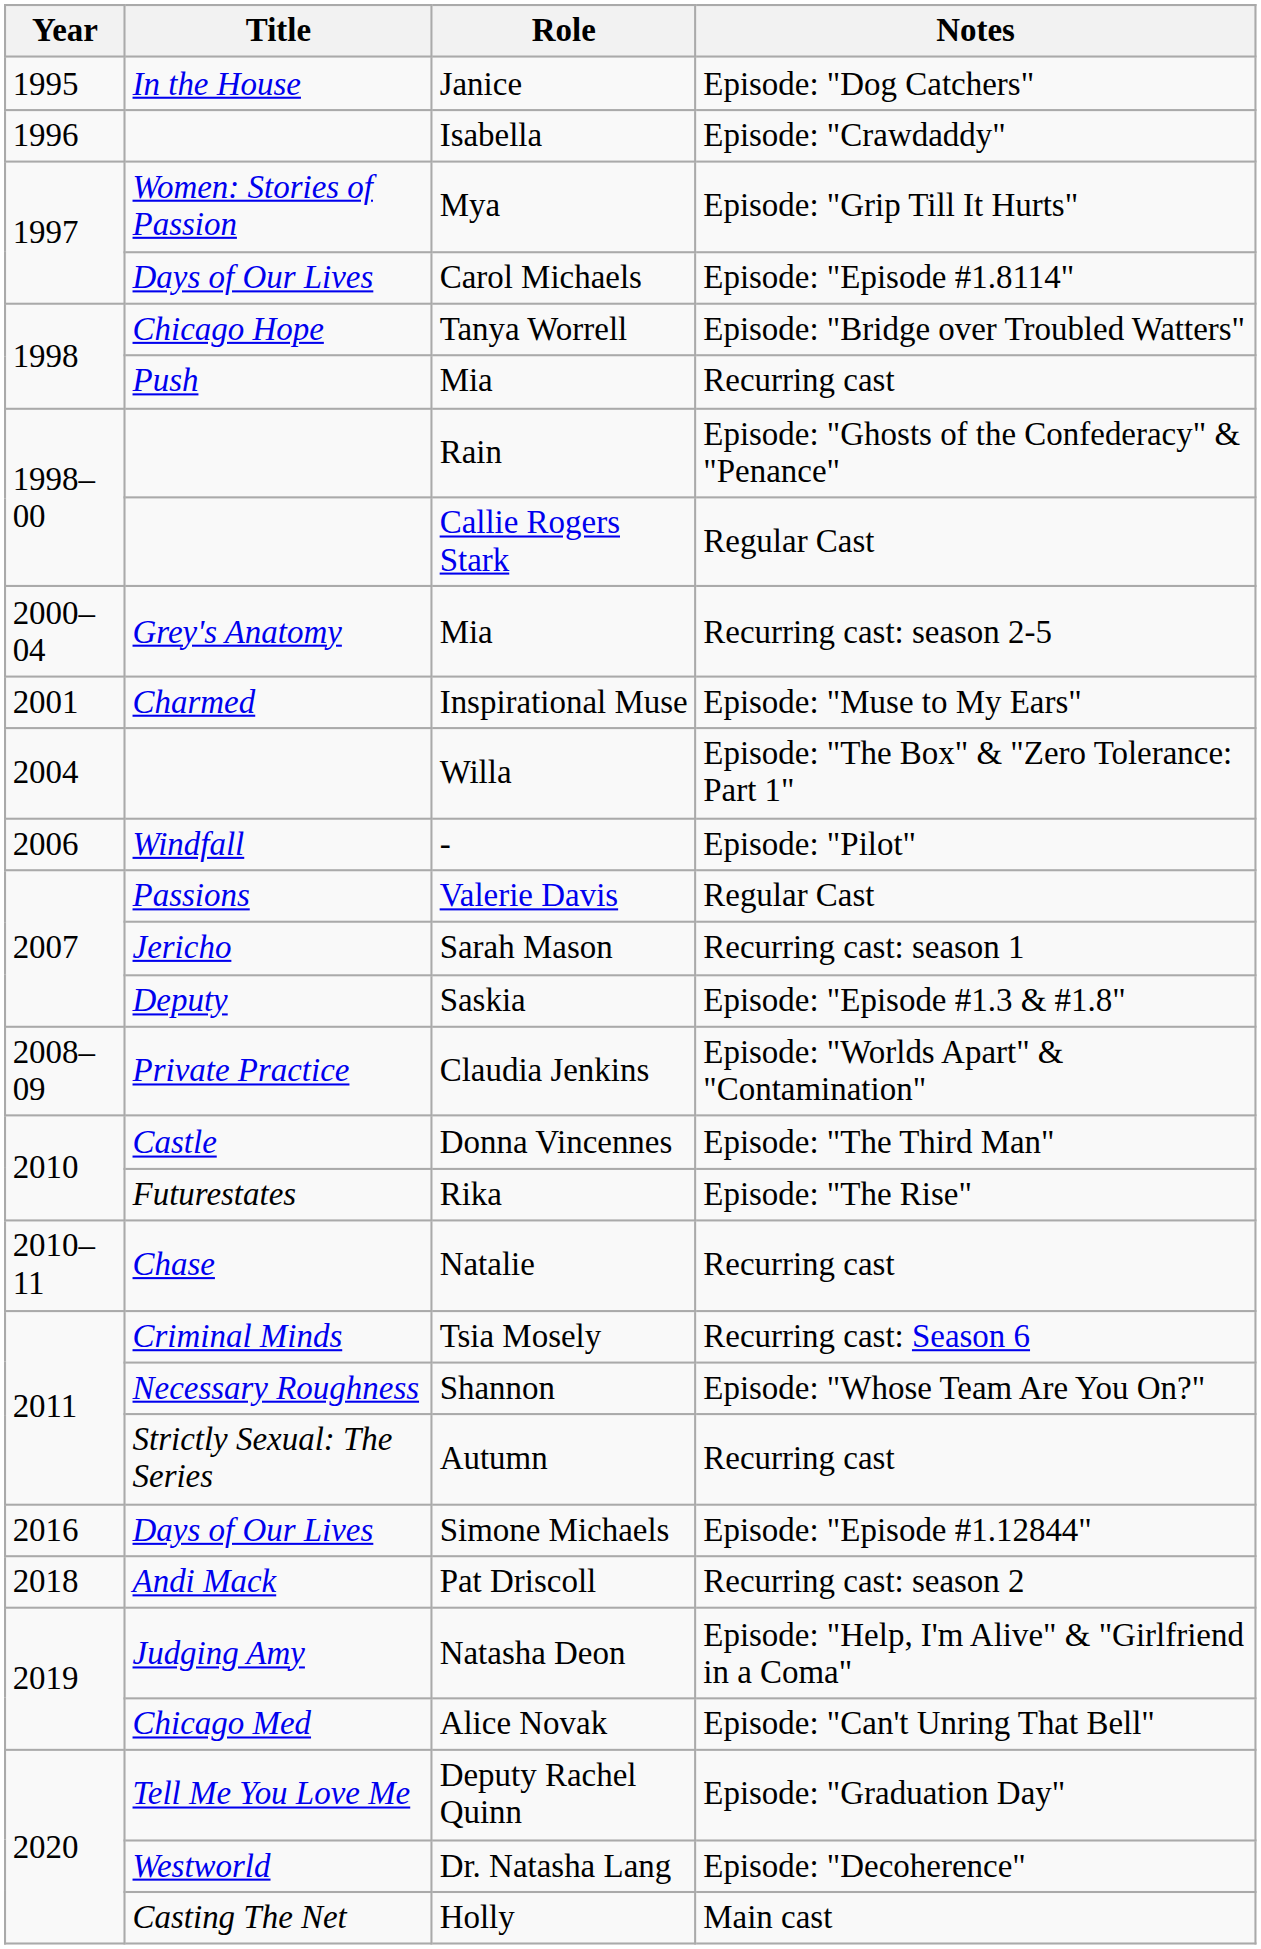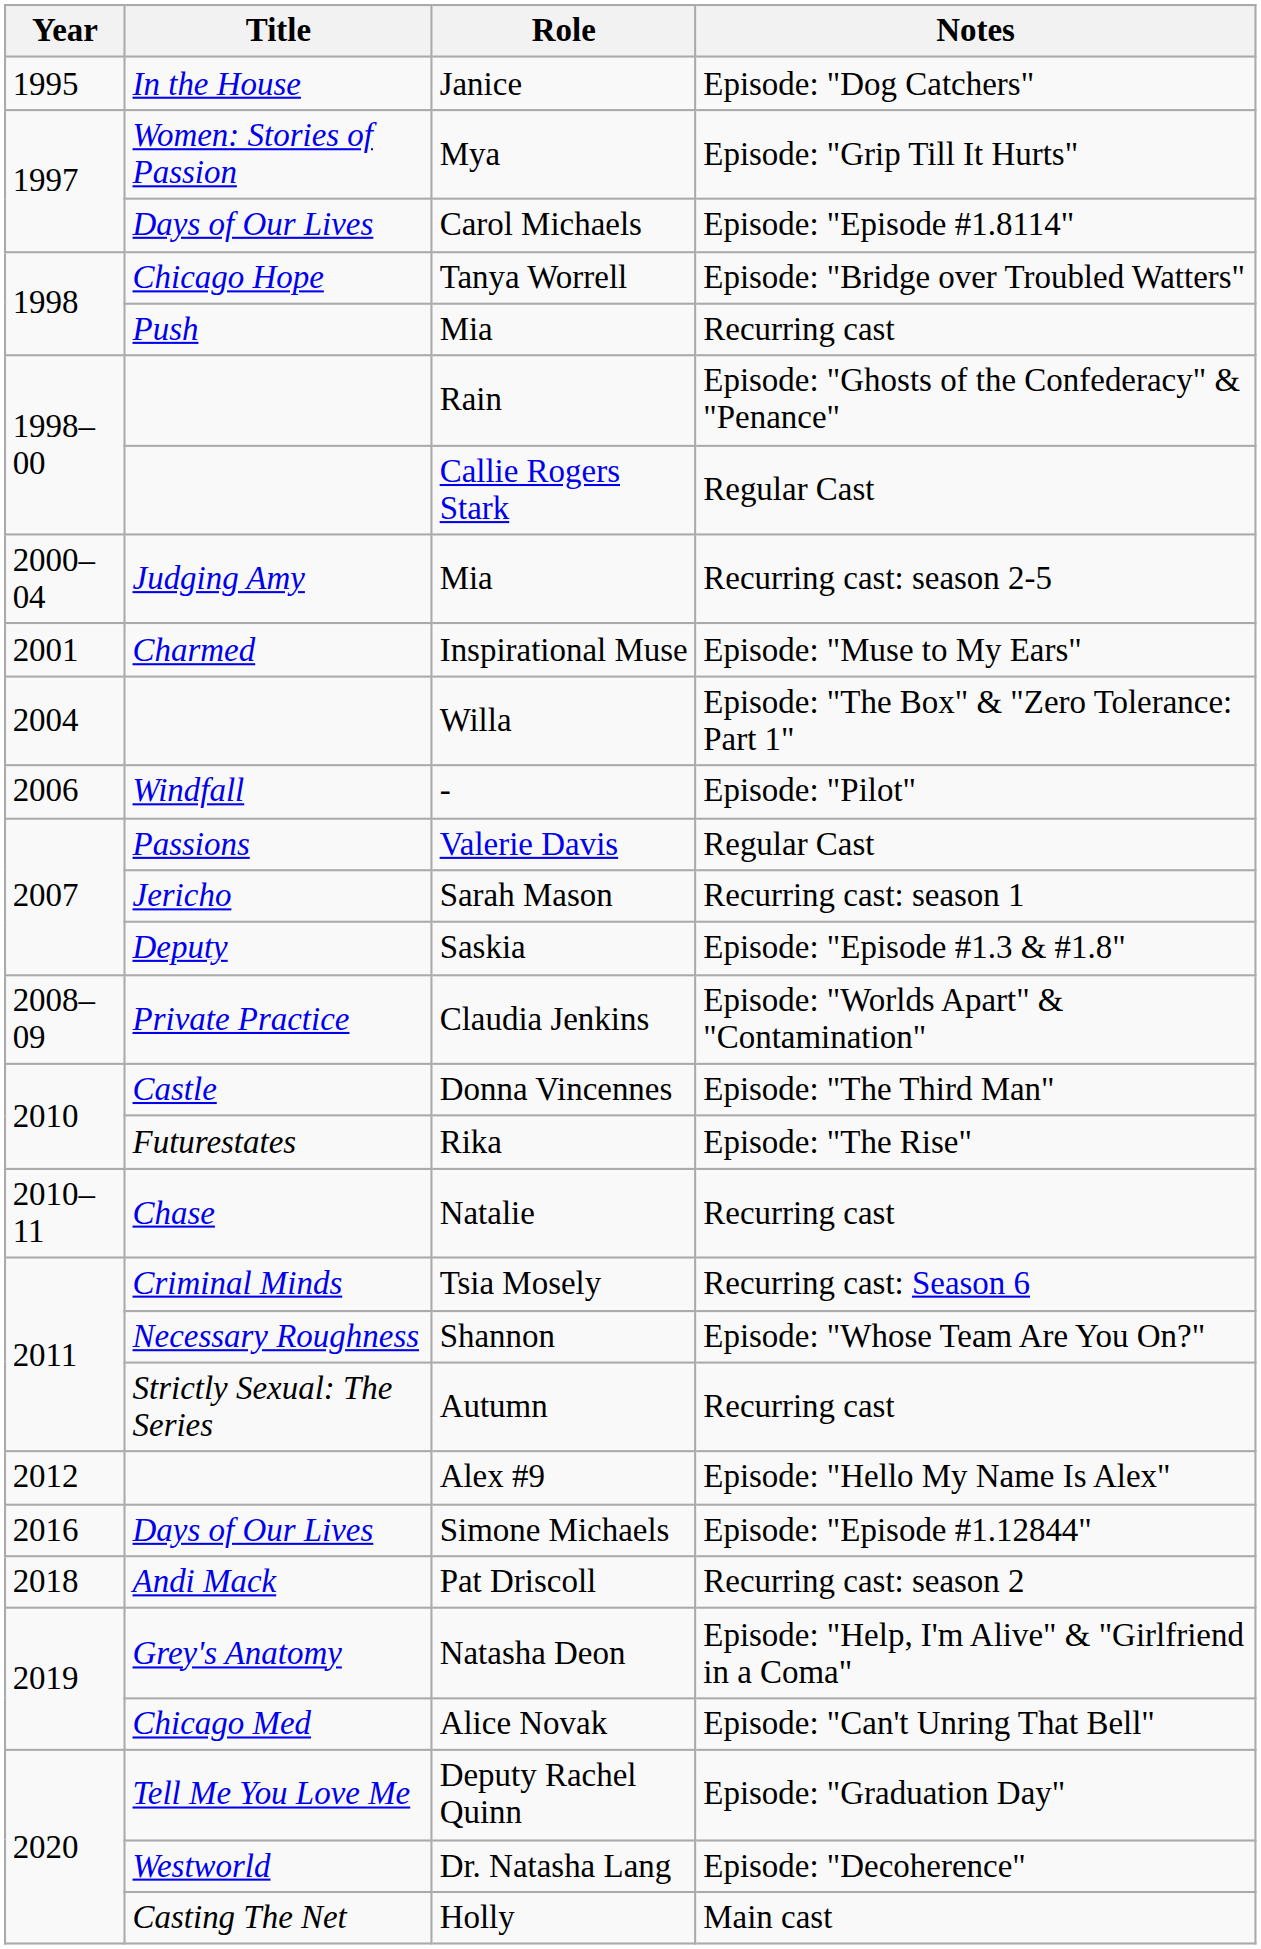- row: (491, 135)
(237, 630) Grey's Anatomy -> (219, 578) Judging Amy
+ row: (492, 1477)
(219, 1652) Judging Amy -> (237, 1652) Grey's Anatomy
